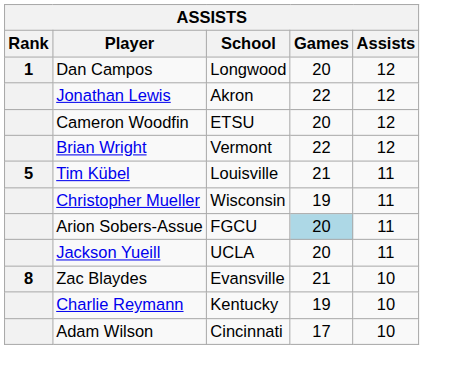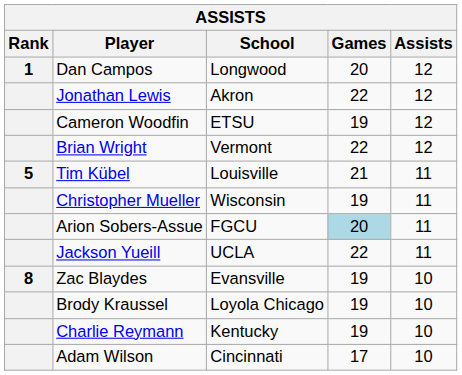(322, 122) 20 -> (359, 122) 19
(322, 252) 20 -> (359, 252) 22
(322, 278) 21 -> (359, 278) 19
+ row: (112, 305)
